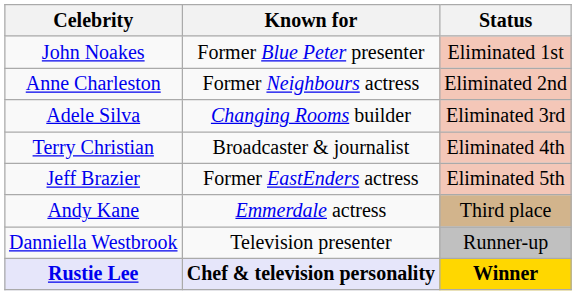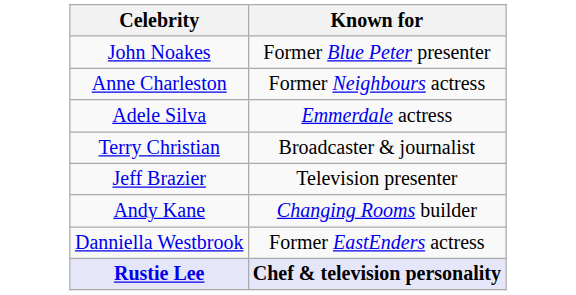- column: (506, 20)
(311, 115) Changing Rooms builder -> (377, 115) Emmerdale actress
(311, 178) Former EastEnders actress -> (377, 178) Television presenter
(311, 210) Emmerdale actress -> (377, 210) Changing Rooms builder
(311, 242) Television presenter -> (377, 242) Former EastEnders actress
